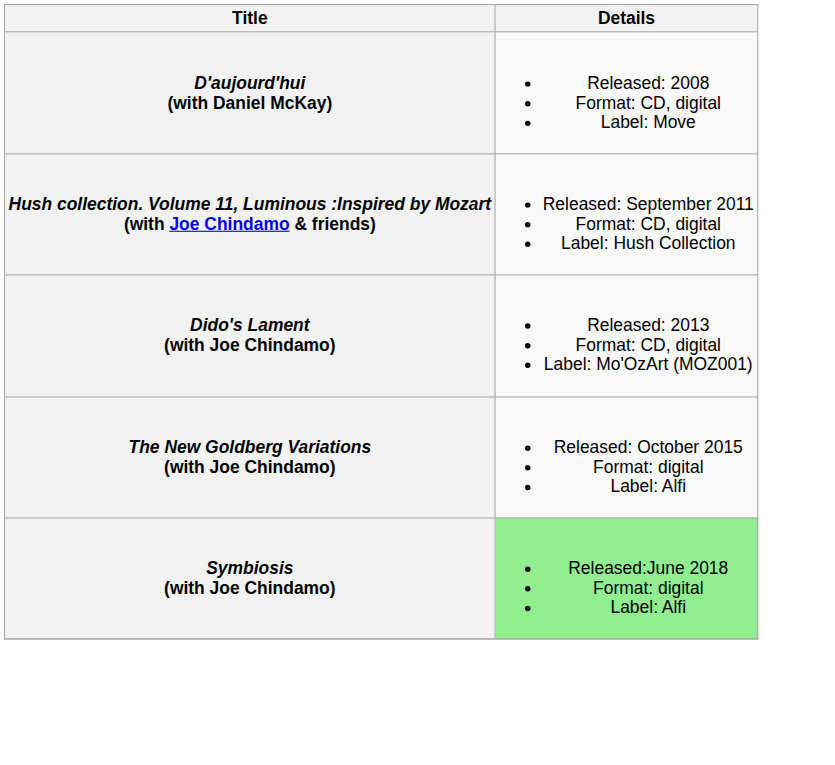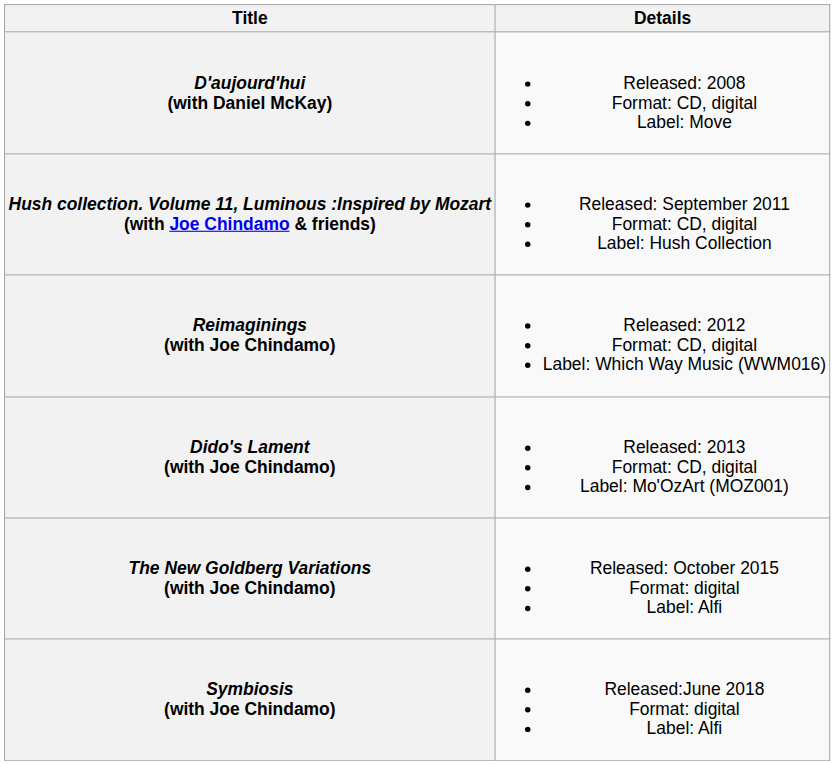+ row: (250, 335)
(626, 588) lightgreen background -> (663, 710) no background
